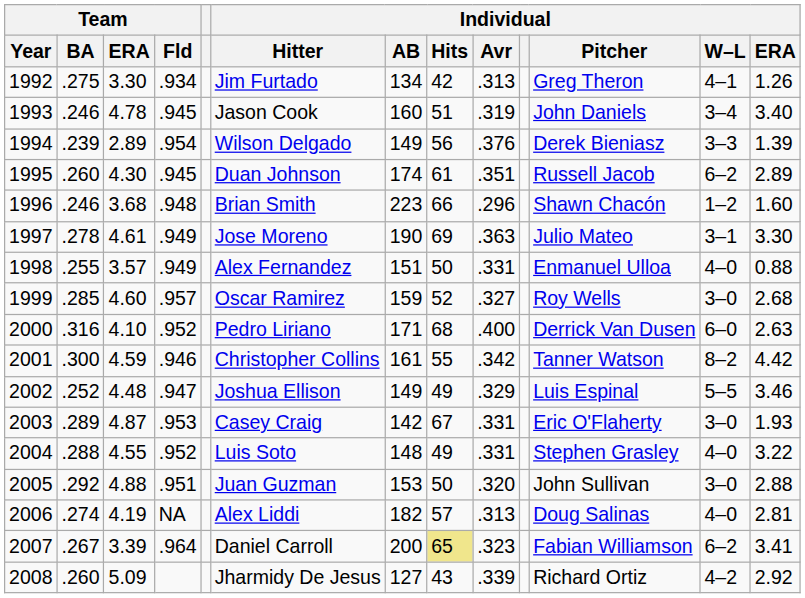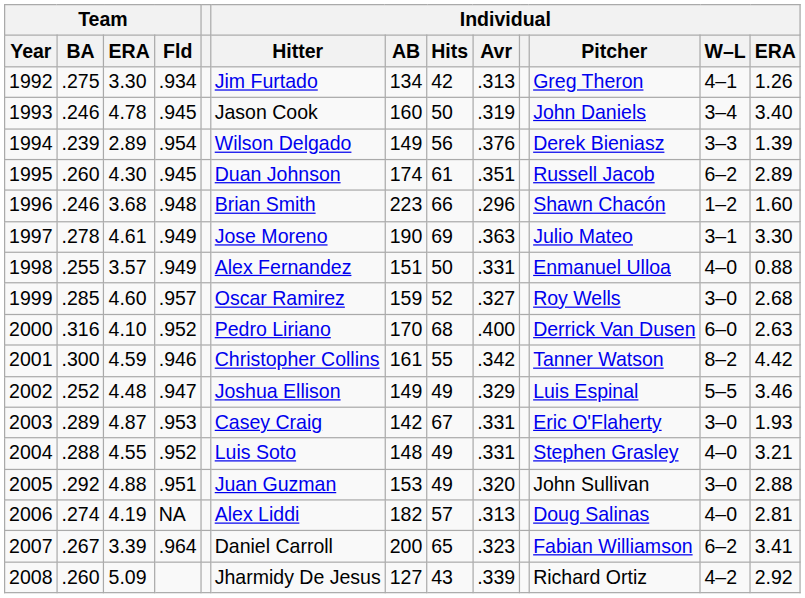(442, 112) 51 -> (442, 112) 50
(406, 329) 171 -> (406, 329) 170
(774, 453) 3.22 -> (774, 453) 3.21
(442, 484) 50 -> (442, 484) 49
(442, 546) khaki background -> (442, 546) no background
